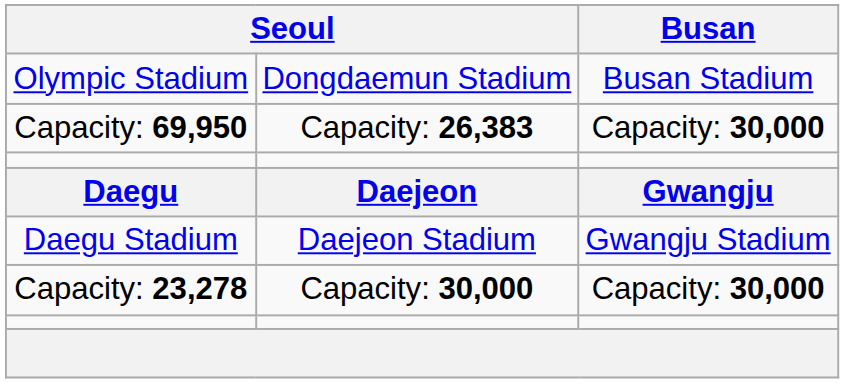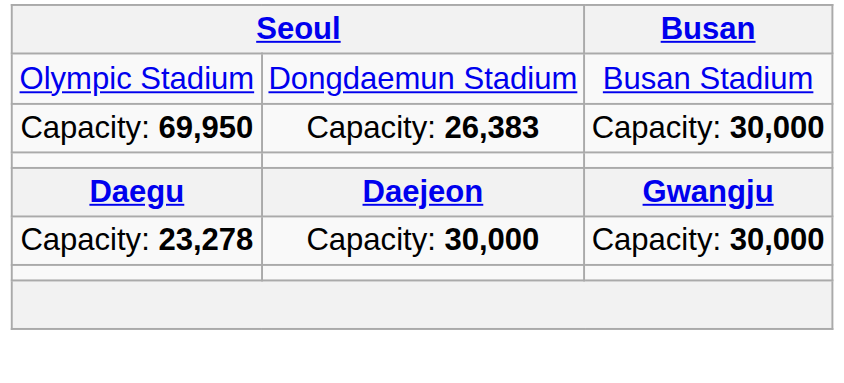- row: (131, 240)
